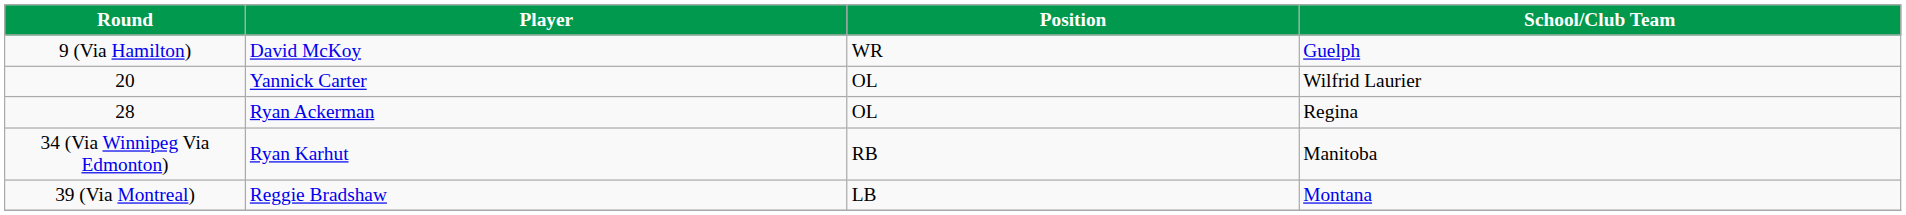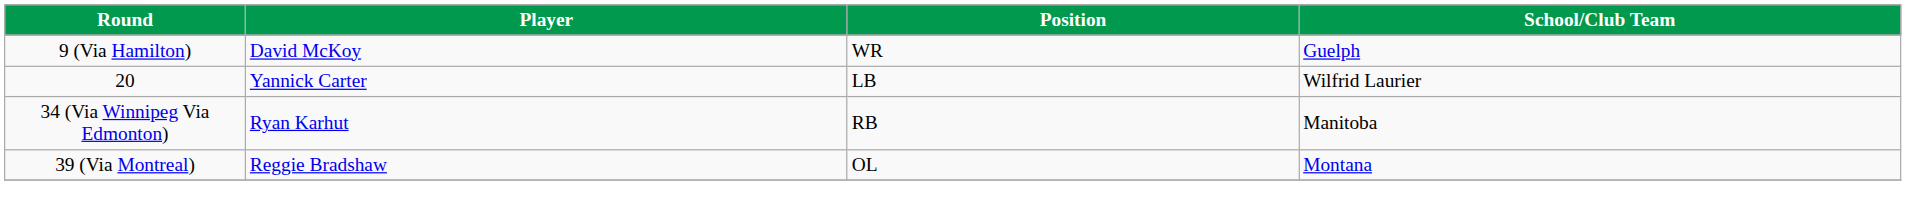(865, 81) OL -> (864, 81) LB
- row: (125, 111)
(864, 195) LB -> (865, 164) OL
